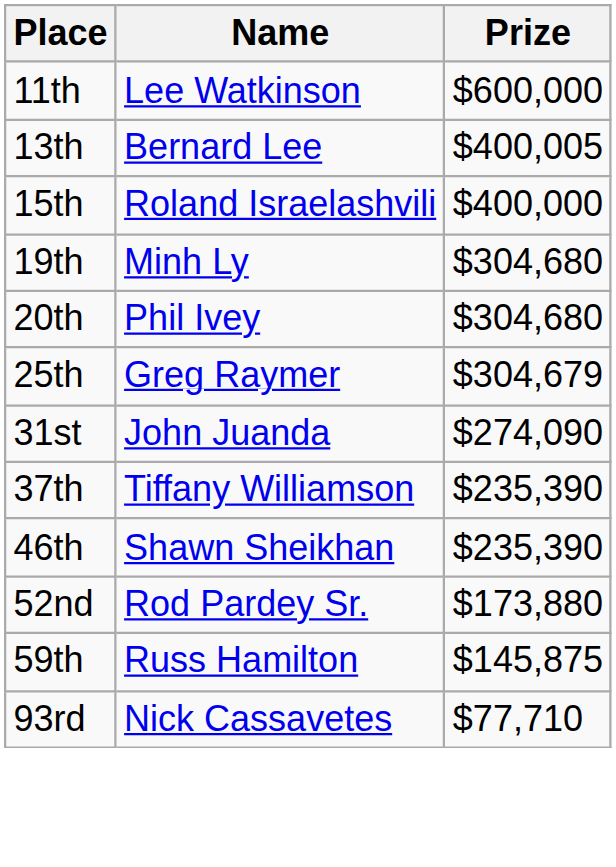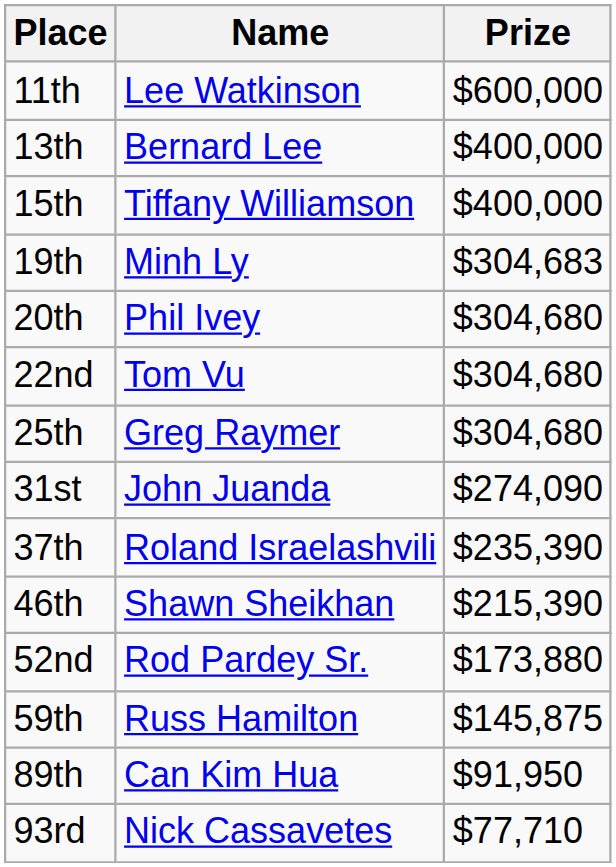(528, 147) $400,005 -> (528, 147) $400,000
(280, 204) Roland Israelashvili -> (269, 204) Tiffany Williamson
(528, 261) $304,680 -> (528, 261) $304,683
+ row: (53, 375)
(528, 375) $304,679 -> (528, 432) $304,680
(269, 489) Tiffany Williamson -> (280, 546) Roland Israelashvili
(528, 546) $235,390 -> (528, 603) $215,390
+ row: (48, 775)
